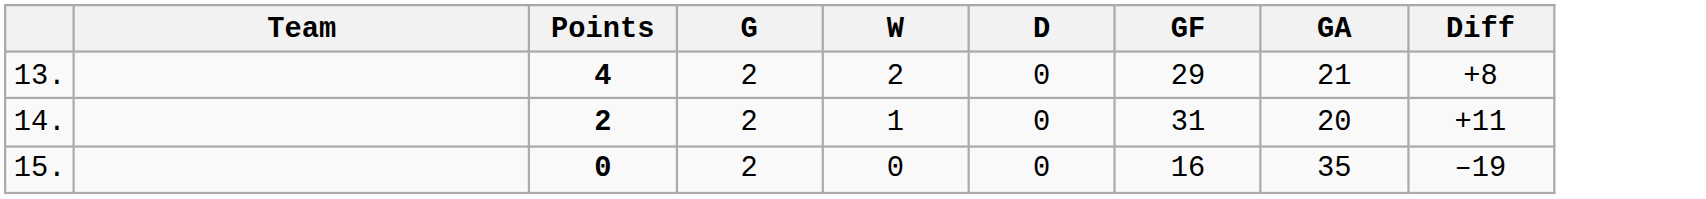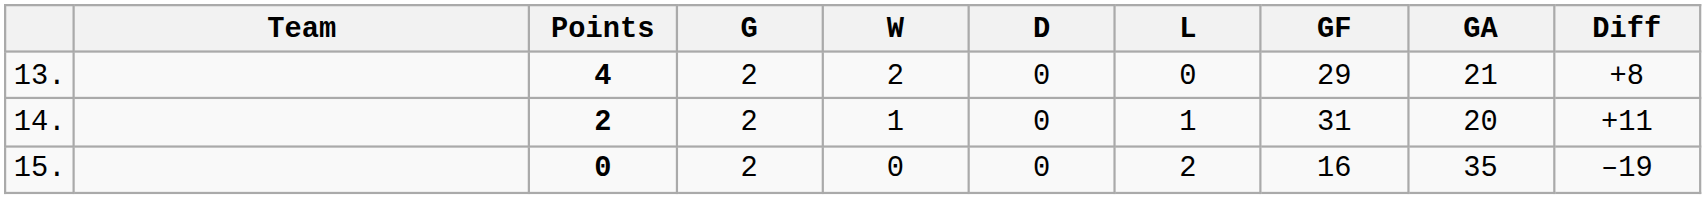+ column: (1188, 29)
